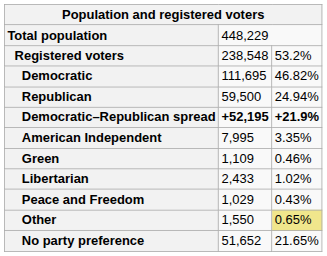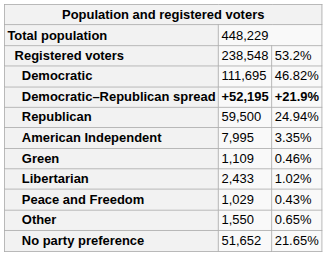rows swapped: (50, 96) <-> (111, 117)
(293, 220) khaki background -> (293, 220) no background
